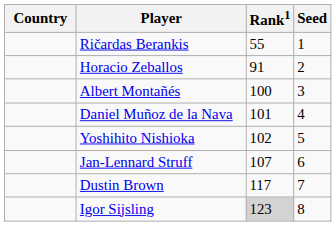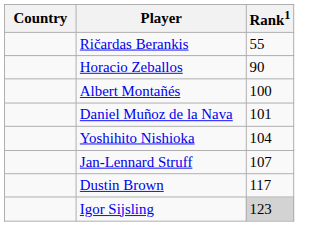- column: (312, 18)
(257, 67) 91 -> (257, 67) 90
(261, 138) 102 -> (261, 138) 104
